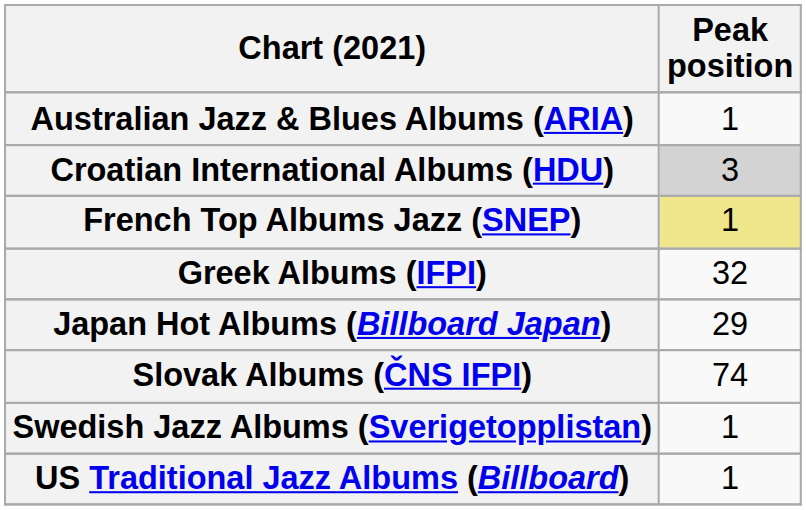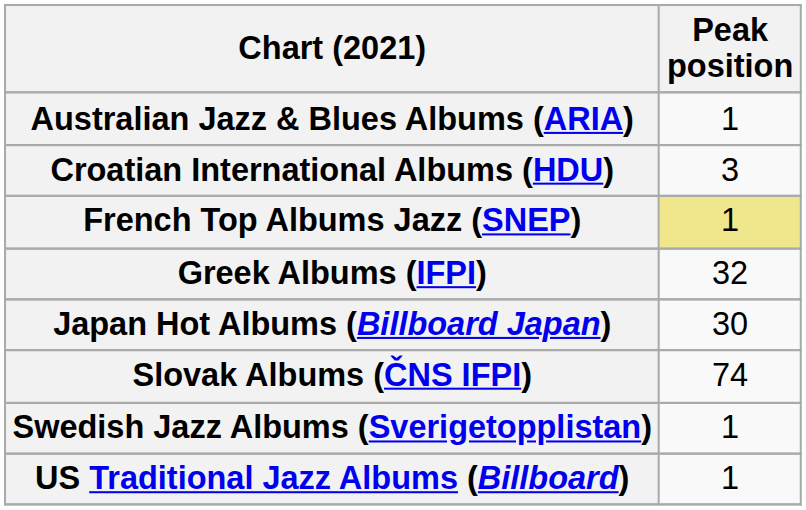(730, 169) lightgrey background -> (730, 169) no background
(730, 324) 29 -> (730, 324) 30
